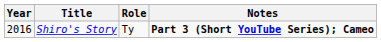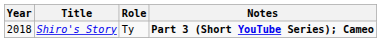(19, 30) 2016 -> (19, 30) 2018
